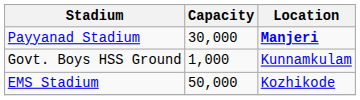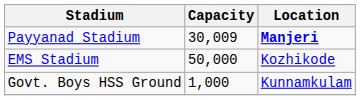(213, 38) 30,000 -> (213, 38) 30,009
rows swapped: (53, 83) <-> (95, 61)
